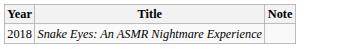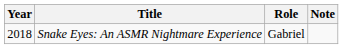+ column: (286, 14)
